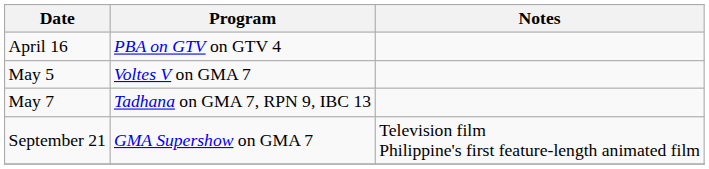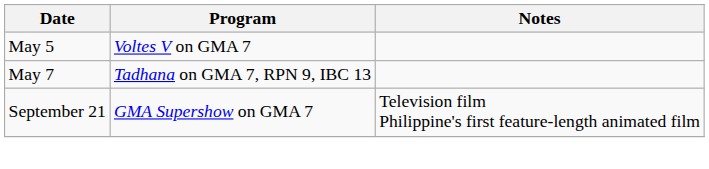- row: (38, 46)
